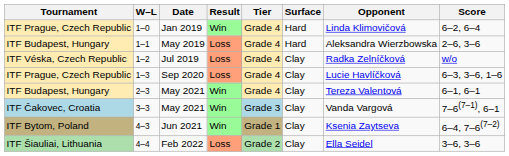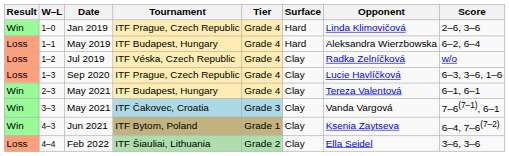columns swapped: (225, 12) <-> (69, 12)
(461, 28) 6–2, 6–4 -> (461, 28) 2–6, 3–6
(461, 43) 2–6, 3–6 -> (461, 43) 6–2, 6–4
